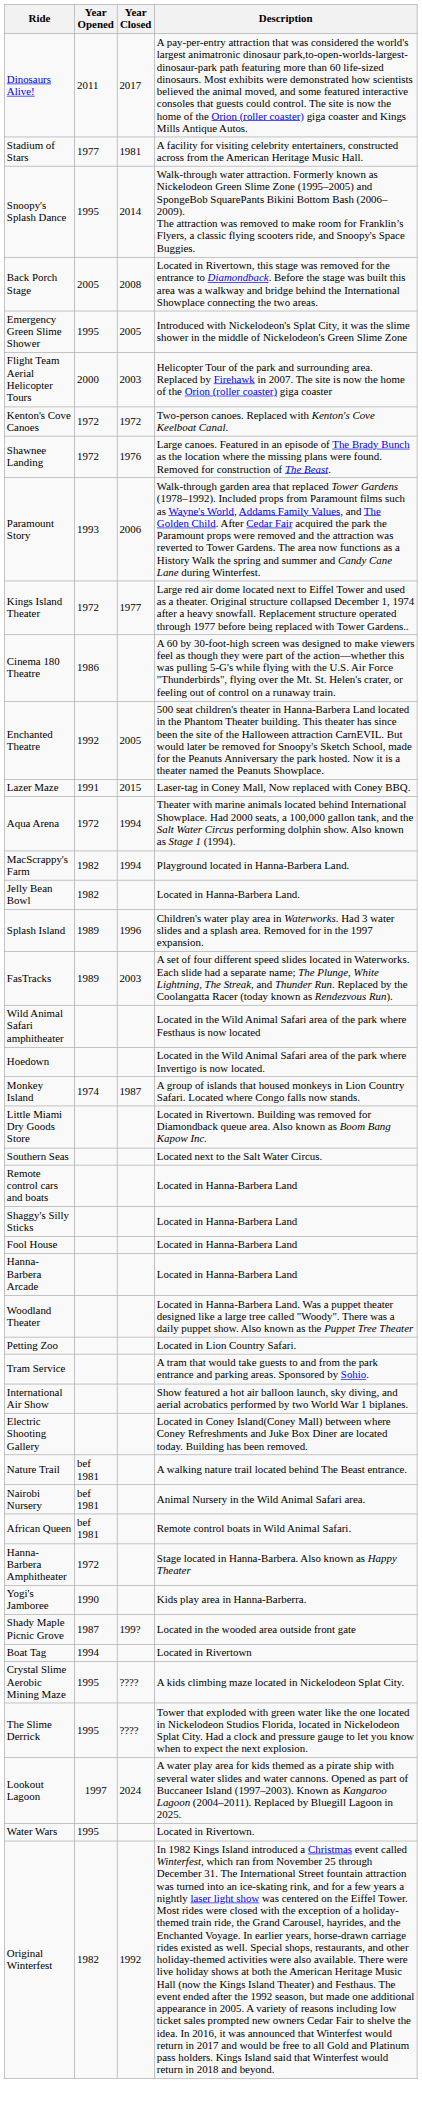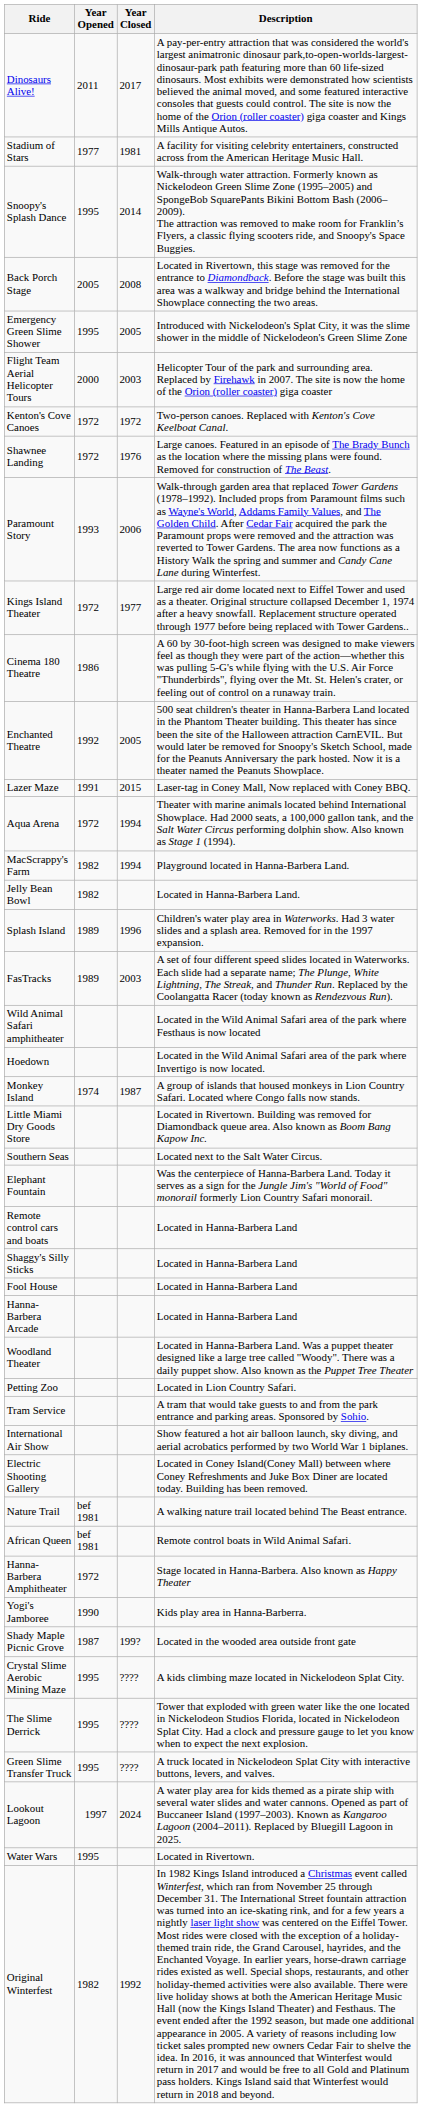+ row: (26, 1186)
- row: (24, 1499)
- row: (26, 1653)
+ row: (39, 1767)
